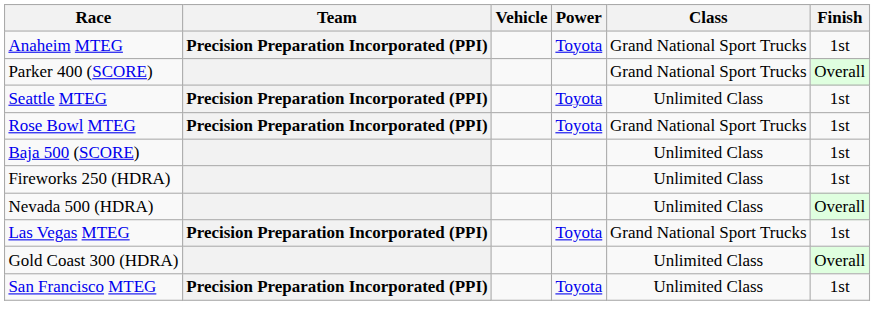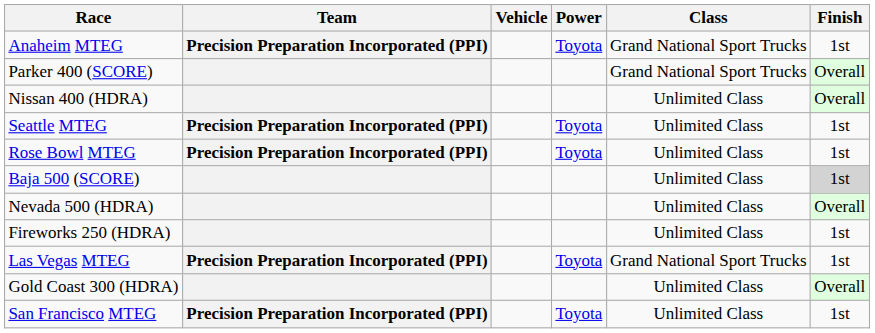+ row: (78, 98)
(708, 125) Grand National Sport Trucks -> (708, 152) Unlimited Class
(840, 152) no background -> (840, 179) lightgrey background
rows swapped: (89, 179) <-> (81, 206)
